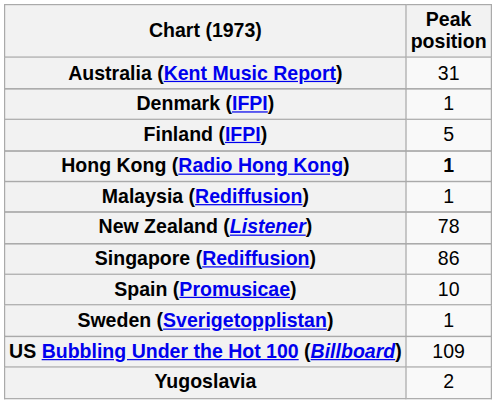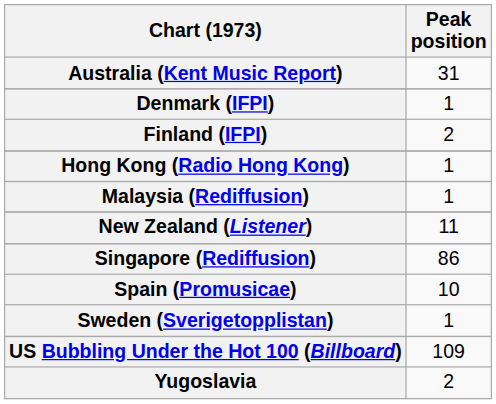(449, 134) 5 -> (449, 134) 2
(449, 165) bold -> (449, 165) normal
(449, 227) 78 -> (449, 227) 11
